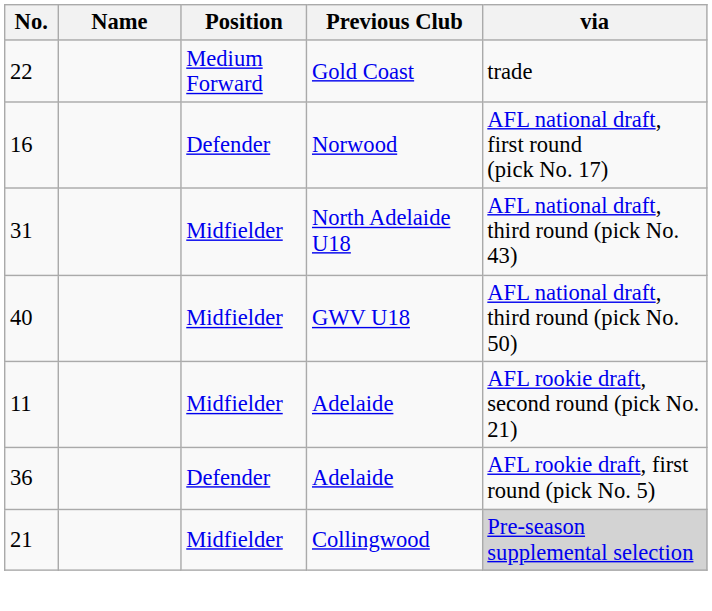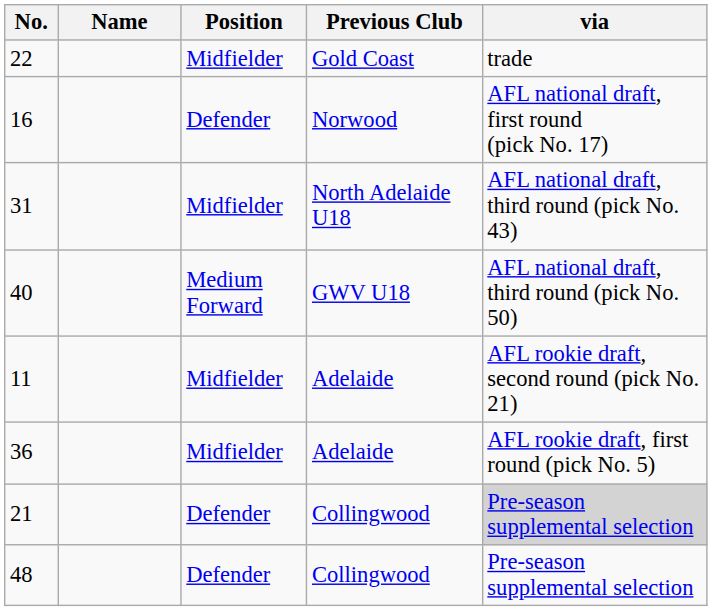(224, 70) Medium Forward -> (235, 58) Midfielder
(235, 317) Midfielder -> (224, 292) Medium Forward
(228, 478) Defender -> (235, 452) Midfielder
(235, 539) Midfielder -> (228, 513) Defender
+ row: (21, 575)
